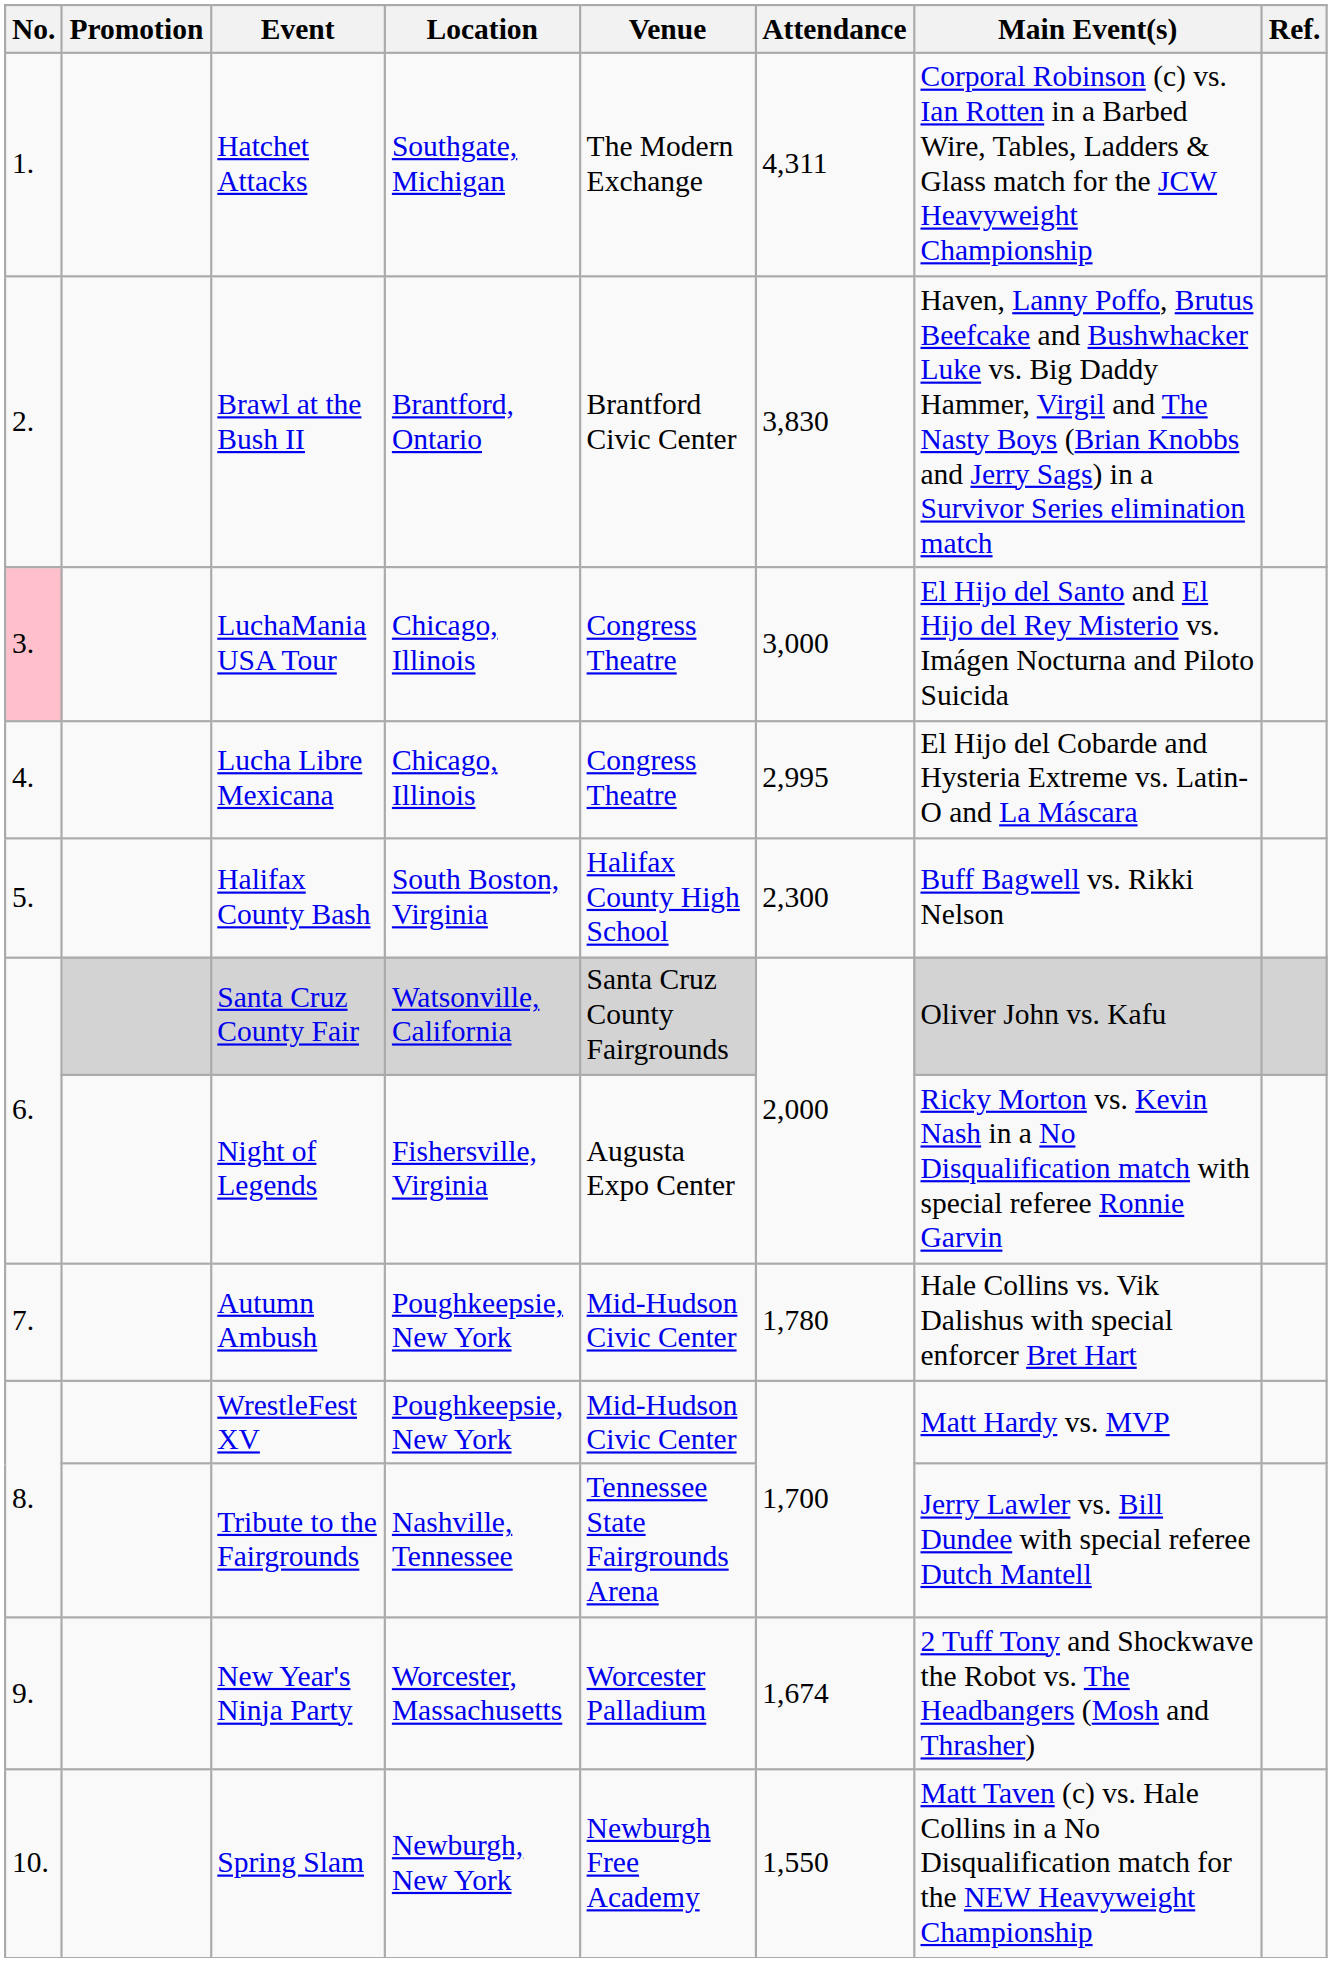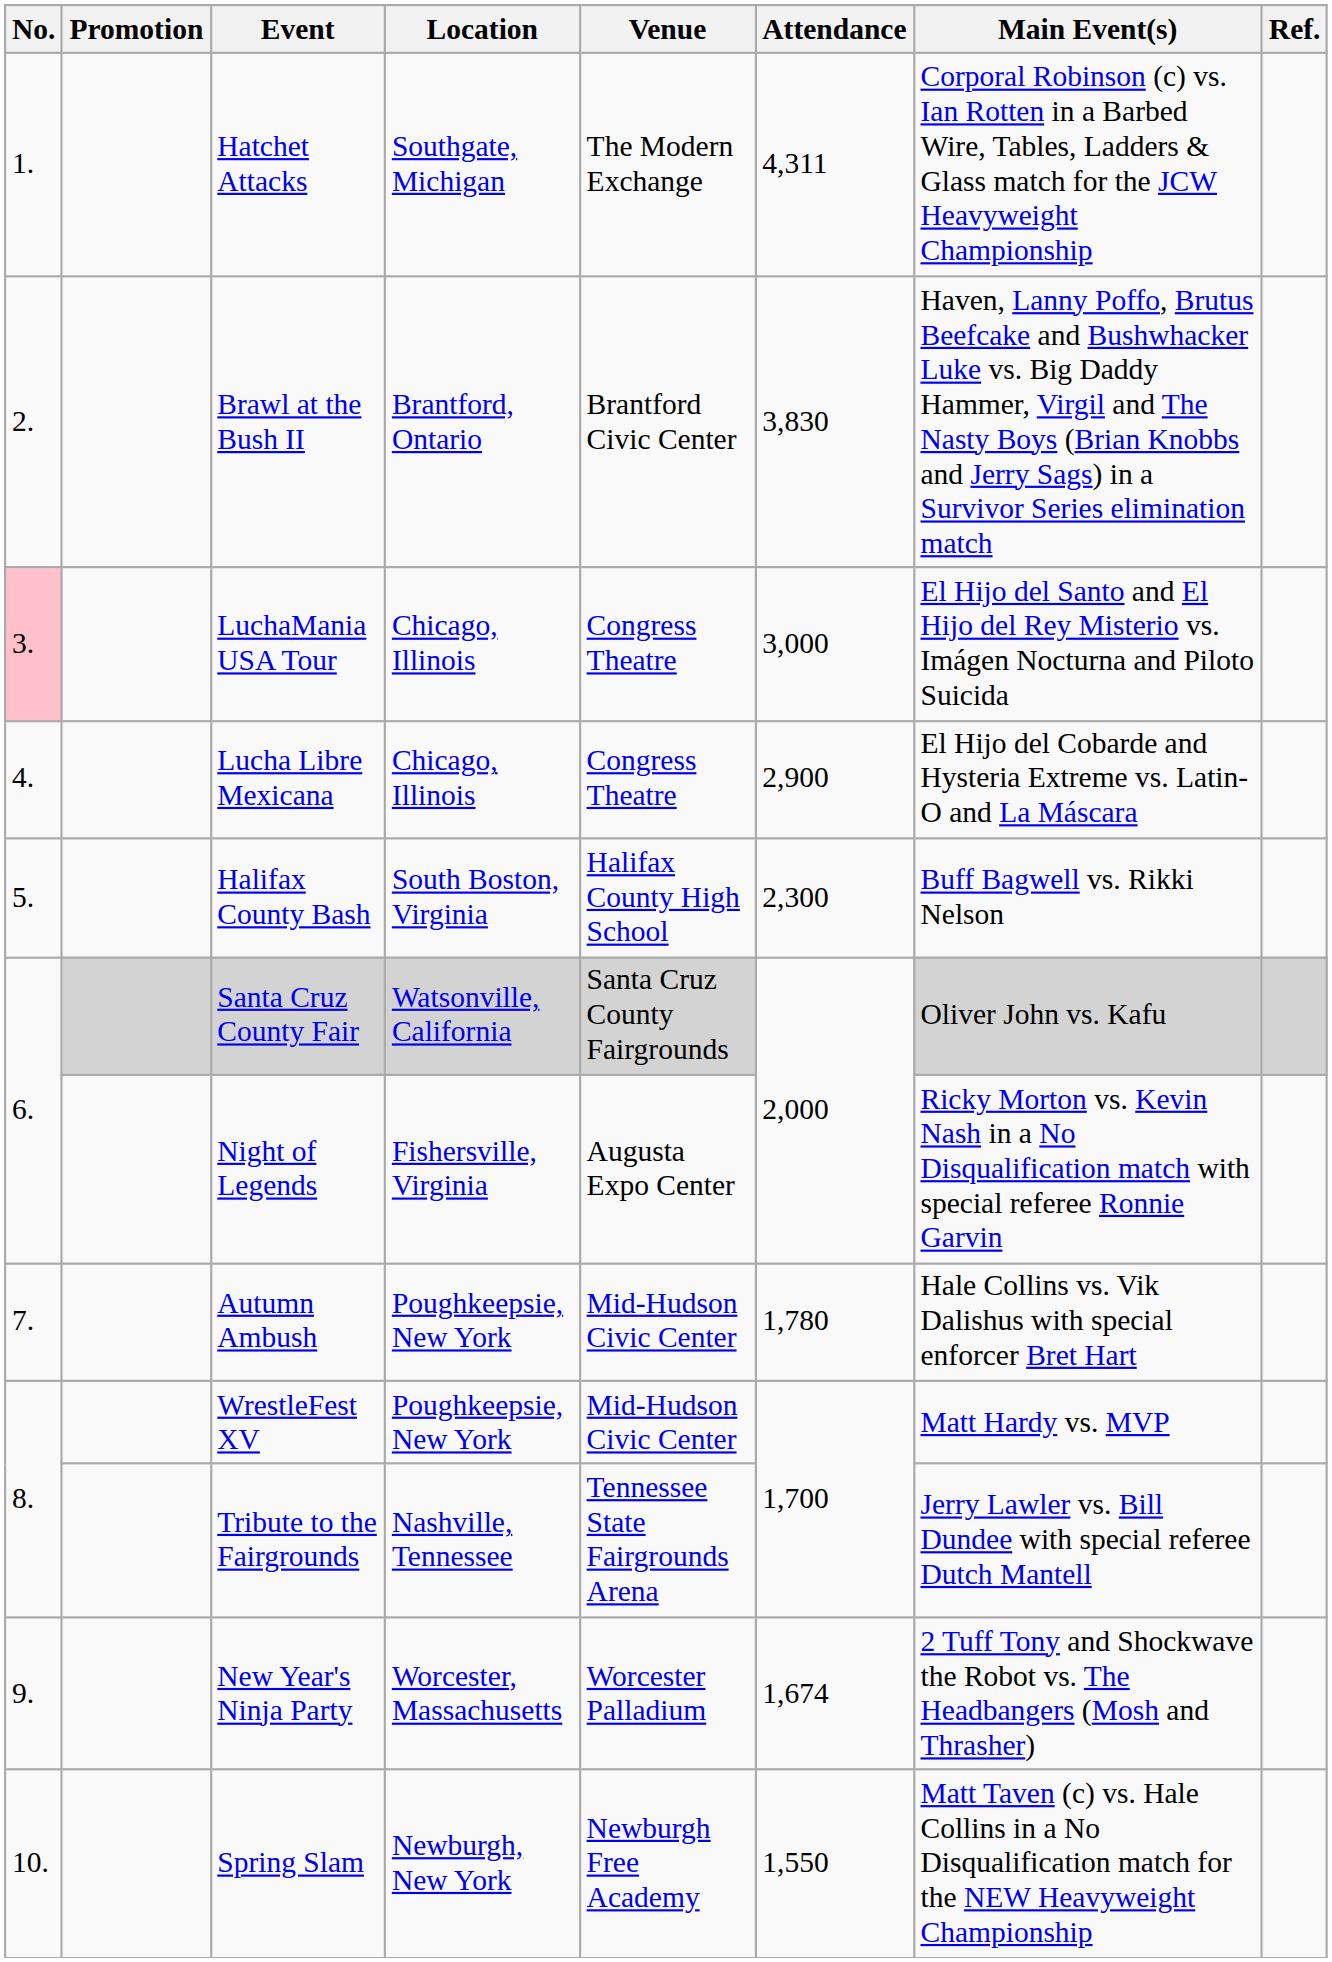(796, 778) 2,995 -> (796, 778) 2,900
